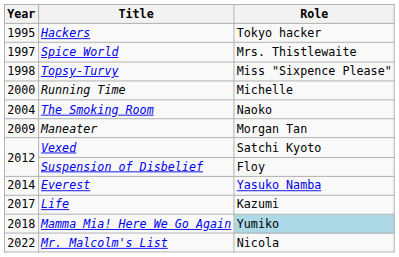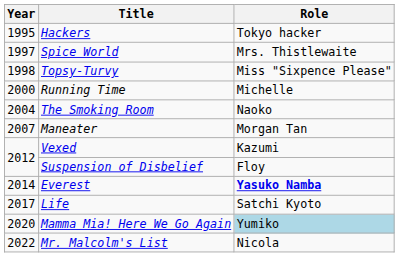(21, 128) 2009 -> (21, 128) 2007
(279, 147) Satchi Kyoto -> (258, 147) Kazumi
(279, 186) normal -> (279, 186) bold
(258, 205) Kazumi -> (279, 205) Satchi Kyoto
(21, 224) 2018 -> (21, 224) 2020
